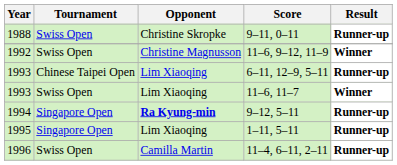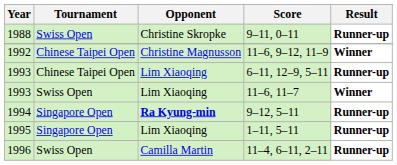(64, 53) Swiss Open -> (86, 53) Chinese Taipei Open
